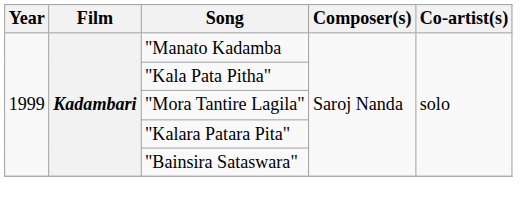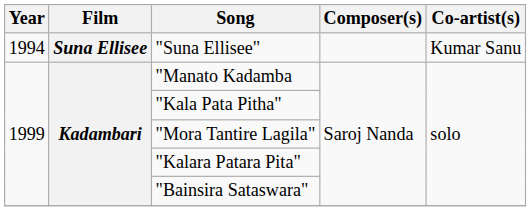+ row: (208, 47)
